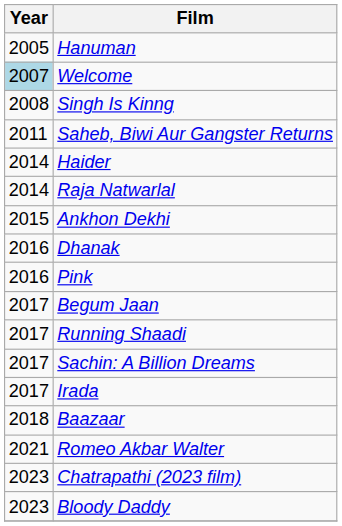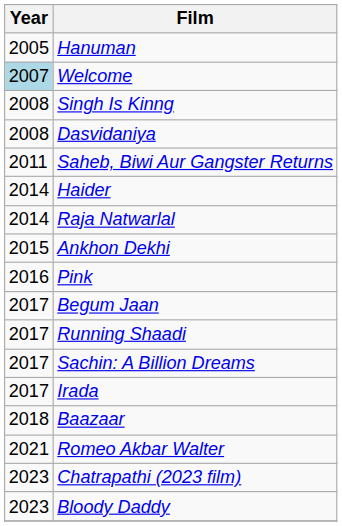+ row: (107, 133)
- row: (88, 248)
